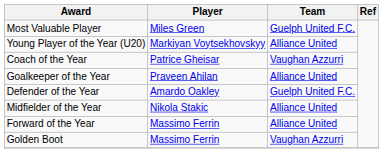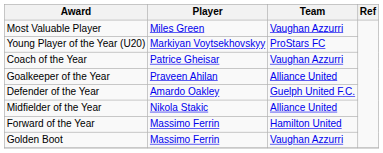(313, 28) Guelph United F.C. -> (307, 28) Vaughan Azzurri
(304, 44) Alliance United -> (298, 44) ProStars FC
(304, 124) Alliance United -> (306, 124) Hamilton United
